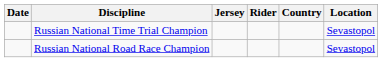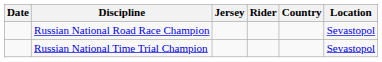rows swapped: (121, 30) <-> (122, 48)
